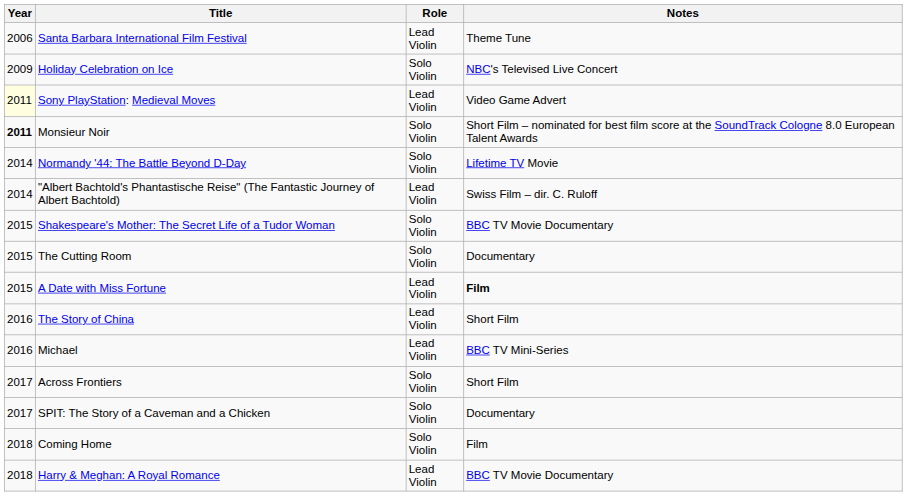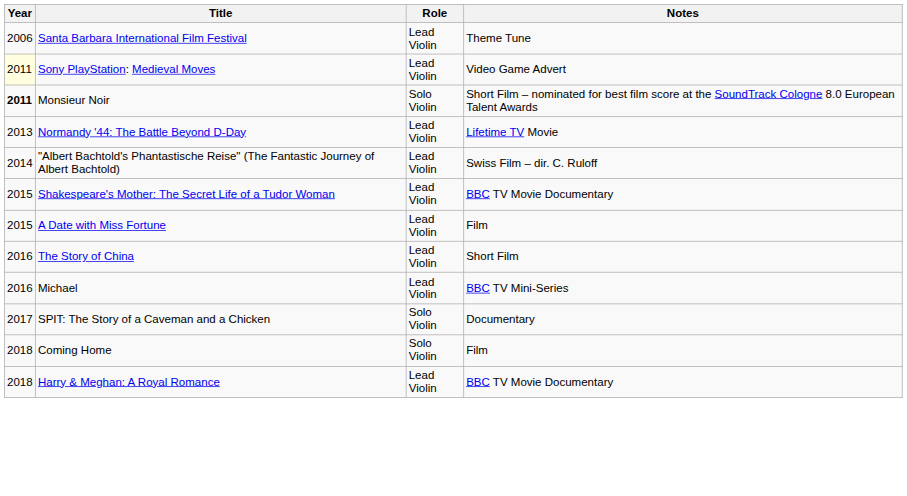- row: (106, 69)
(20, 163) 2014 -> (20, 132) 2013
(423, 163) Solo Violin -> (423, 132) Lead Violin
(423, 225) Solo Violin -> (423, 194) Lead Violin
- row: (85, 256)
(478, 288) bold -> (477, 225) normal
- row: (80, 381)
